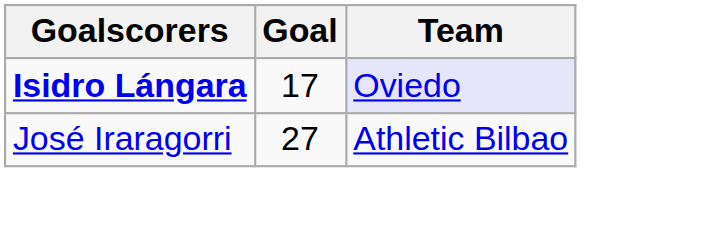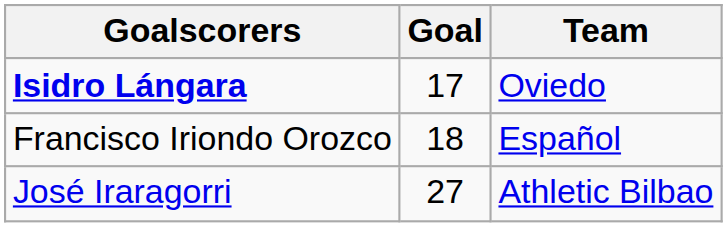(407, 85) lavender background -> (552, 85) no background
+ row: (202, 138)
